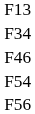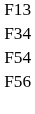- row: (18, 57)
